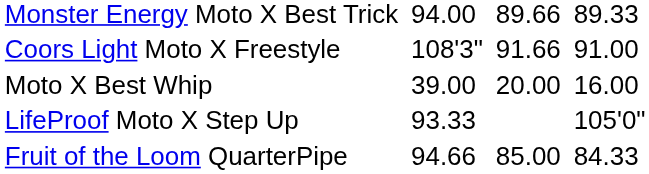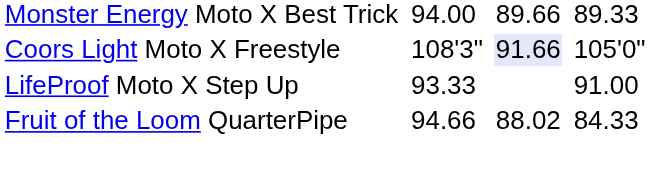(528, 49) no background -> (528, 49) lavender background
(606, 49) 91.00 -> (610, 49) 105'0"
- row: (109, 85)
(610, 121) 105'0" -> (606, 85) 91.00
(528, 156) 85.00 -> (528, 121) 88.02
